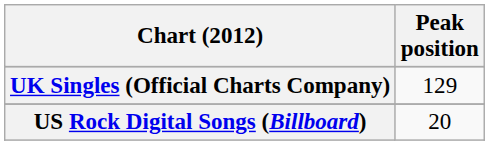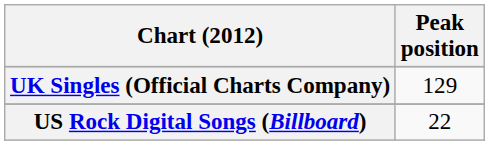(440, 121) 20 -> (440, 121) 22
